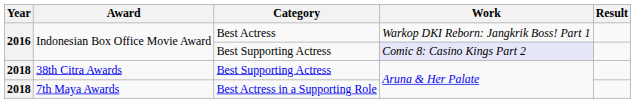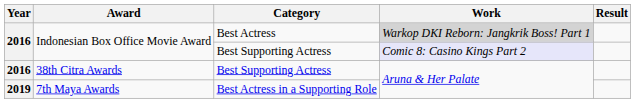(486, 32) no background -> (486, 32) lightgrey background
(19, 70) 2018 -> (19, 70) 2016
(19, 88) 2018 -> (19, 88) 2019
